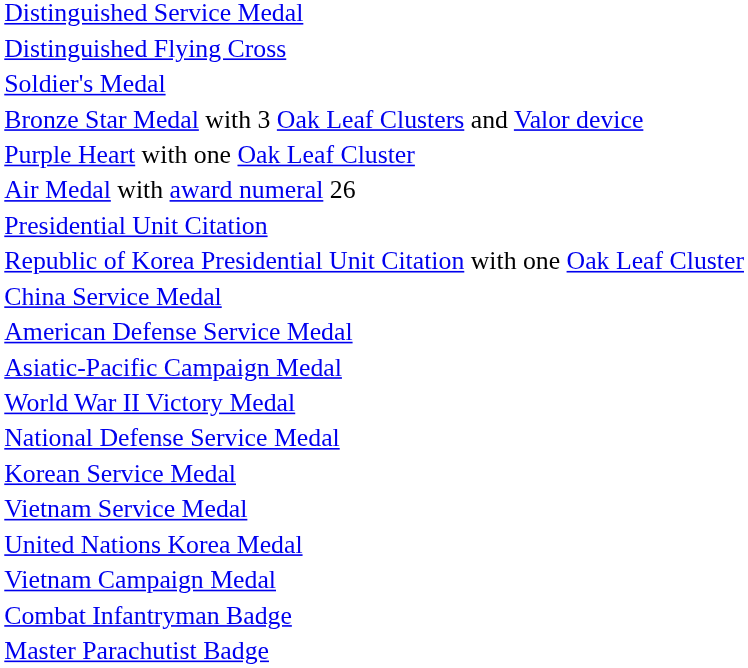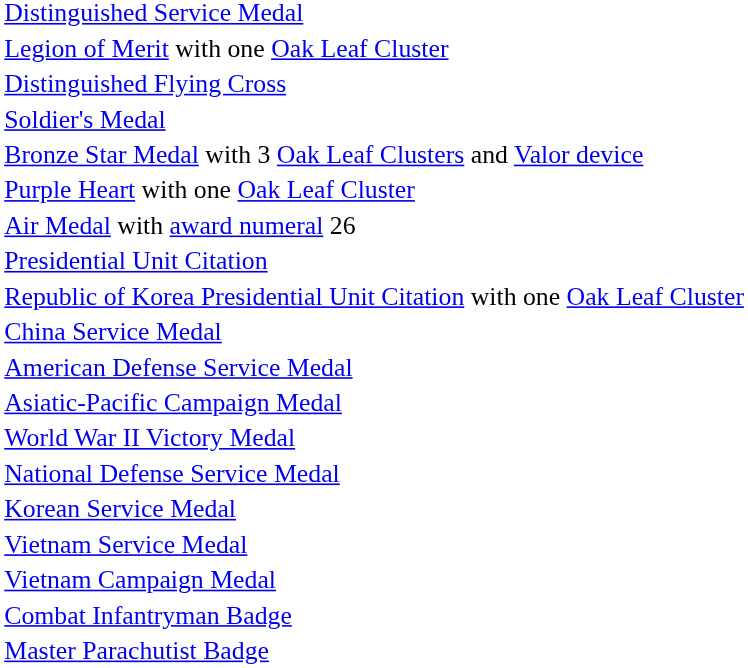+ row: (226, 48)
- row: (153, 544)
